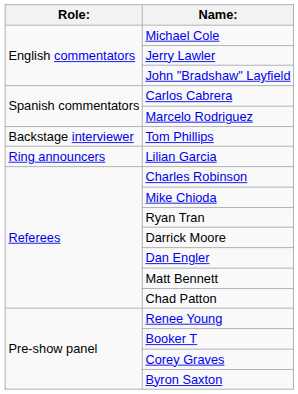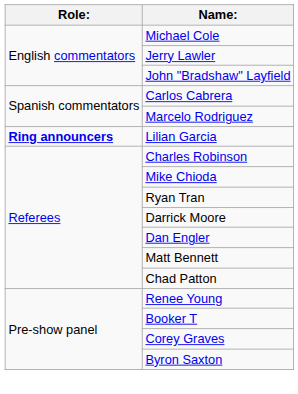- row: (180, 136)
(57, 157) normal -> (61, 136) bold
